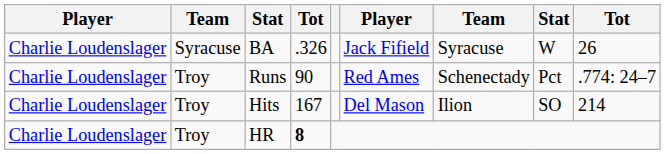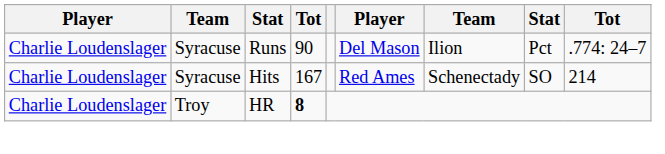- row: (262, 47)
(192, 76) Troy -> (208, 47) Syracuse
(381, 76) Red Ames -> (379, 47) Del Mason
(484, 76) Schenectady -> (445, 47) Ilion
(192, 105) Troy -> (208, 76) Syracuse
(384, 105) Del Mason -> (377, 76) Red Ames
(455, 105) Ilion -> (474, 76) Schenectady
